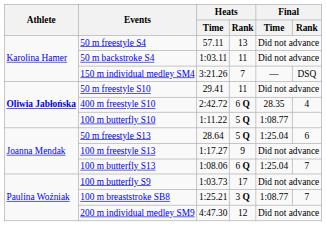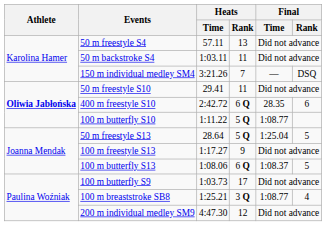(307, 105) 4 -> (307, 105) 6
(307, 136) 6 -> (307, 136) 5
(274, 166) 1:25.04 -> (274, 166) 1:08.37
(307, 166) 7 -> (307, 166) 5
(307, 197) 7 -> (307, 197) 4
